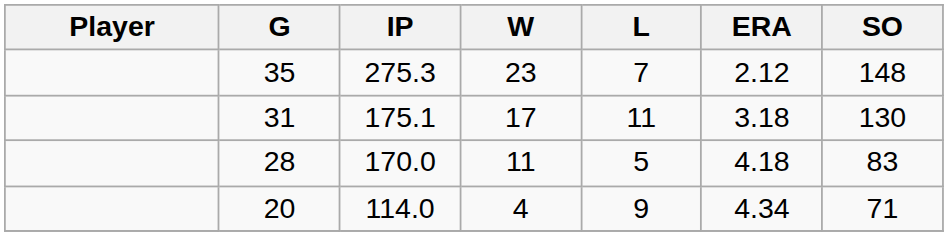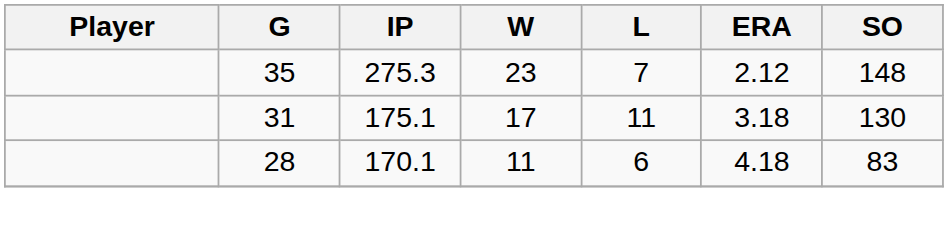(400, 162) 170.0 -> (400, 162) 170.1
(641, 162) 5 -> (641, 162) 6
- row: (280, 207)
